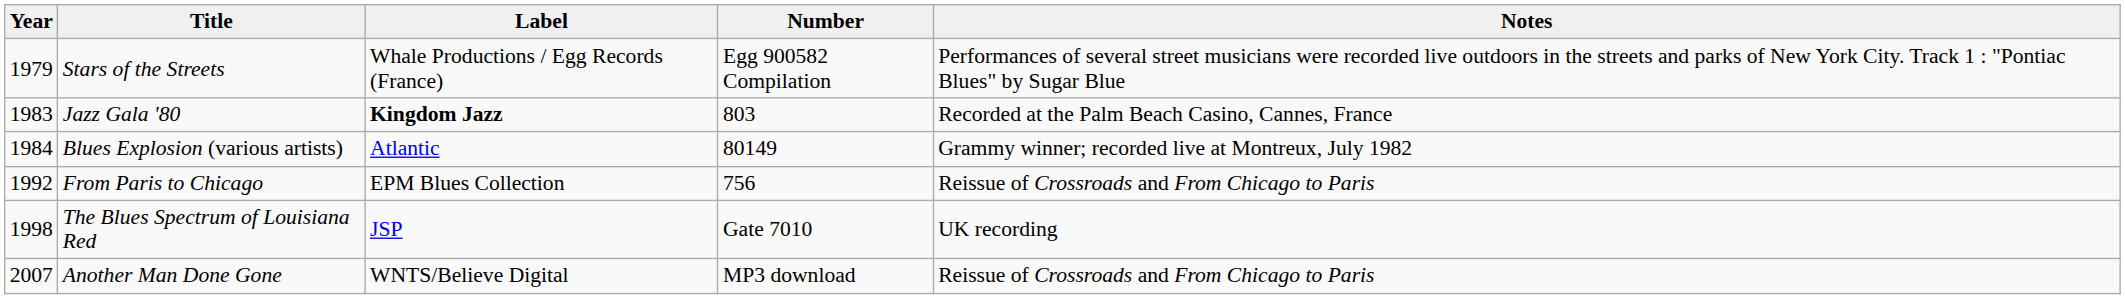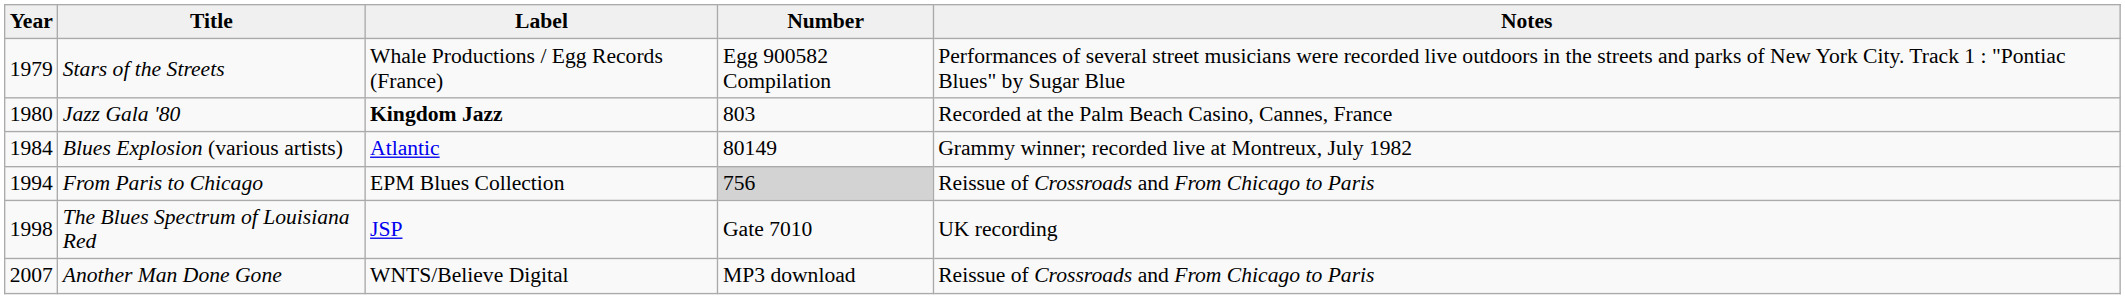(31, 114) 1983 -> (31, 114) 1980
(31, 182) 1992 -> (31, 182) 1994
(739, 182) no background -> (739, 182) lightgrey background
